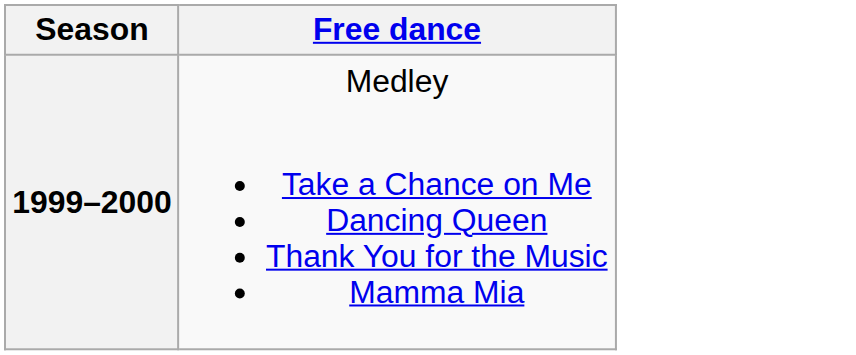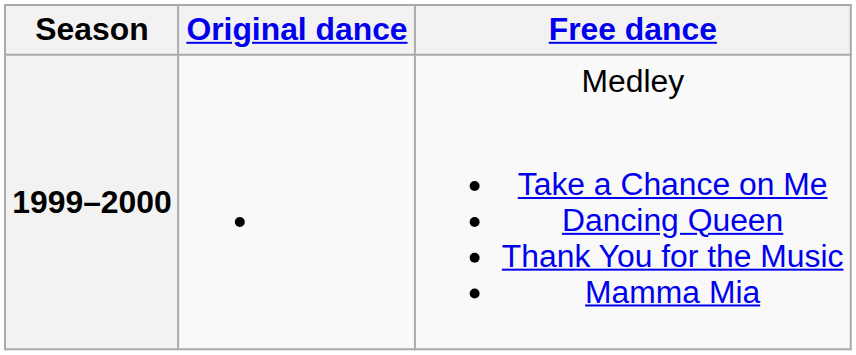+ column: (297, 29)
